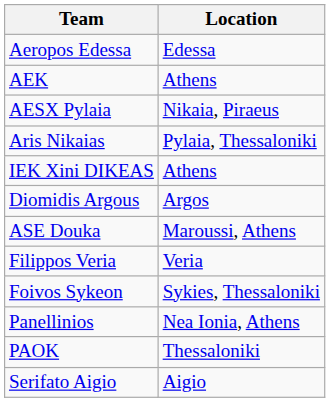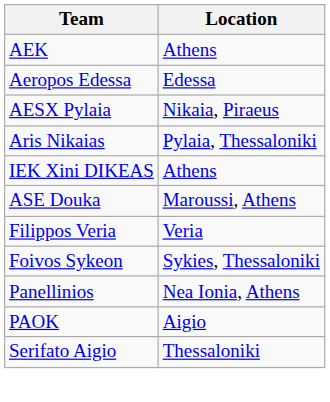rows swapped: (29, 79) <-> (70, 49)
- row: (74, 200)
(211, 351) Thessaloniki -> (184, 321) Aigio
(184, 381) Aigio -> (211, 351) Thessaloniki
